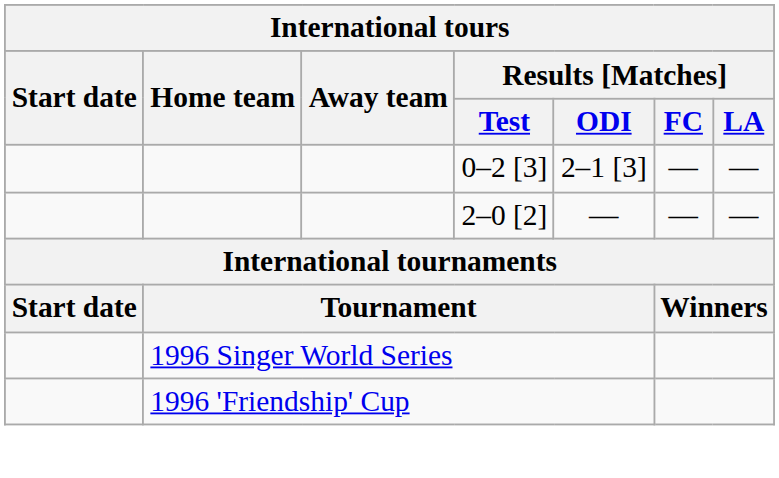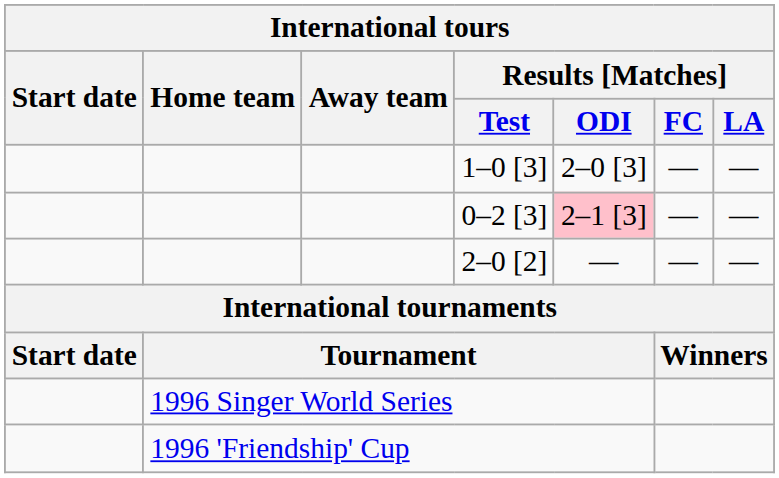+ row: (504, 167)
(604, 167) no background -> (604, 214) pink background
